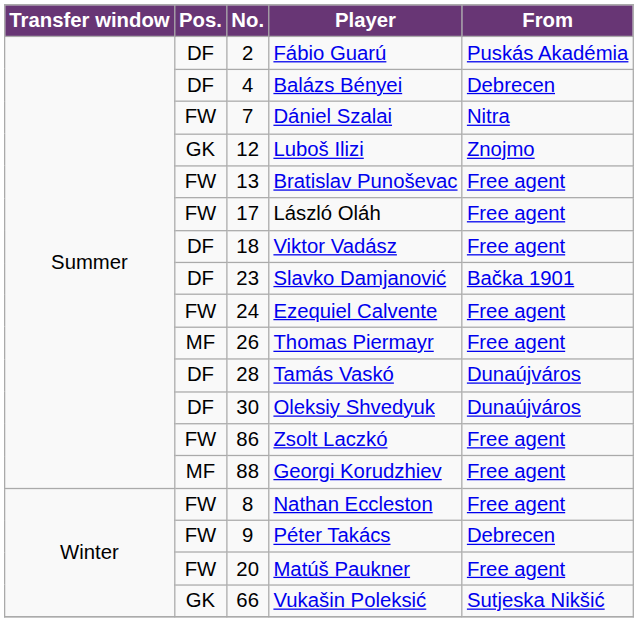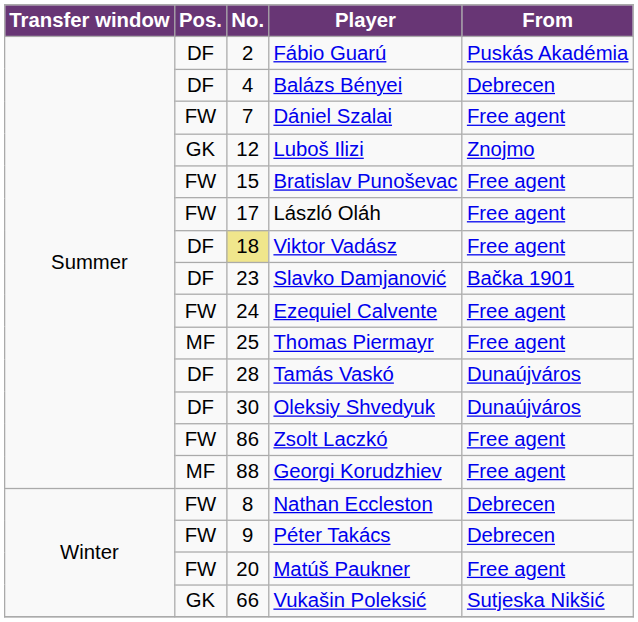(488, 117) Nitra -> (516, 117) Free agent
(248, 181) 13 -> (248, 181) 15
(248, 246) no background -> (248, 246) khaki background
(248, 342) 26 -> (248, 342) 25
(516, 504) Free agent -> (511, 504) Debrecen
